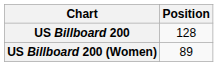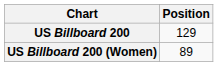(186, 33) 128 -> (186, 33) 129
